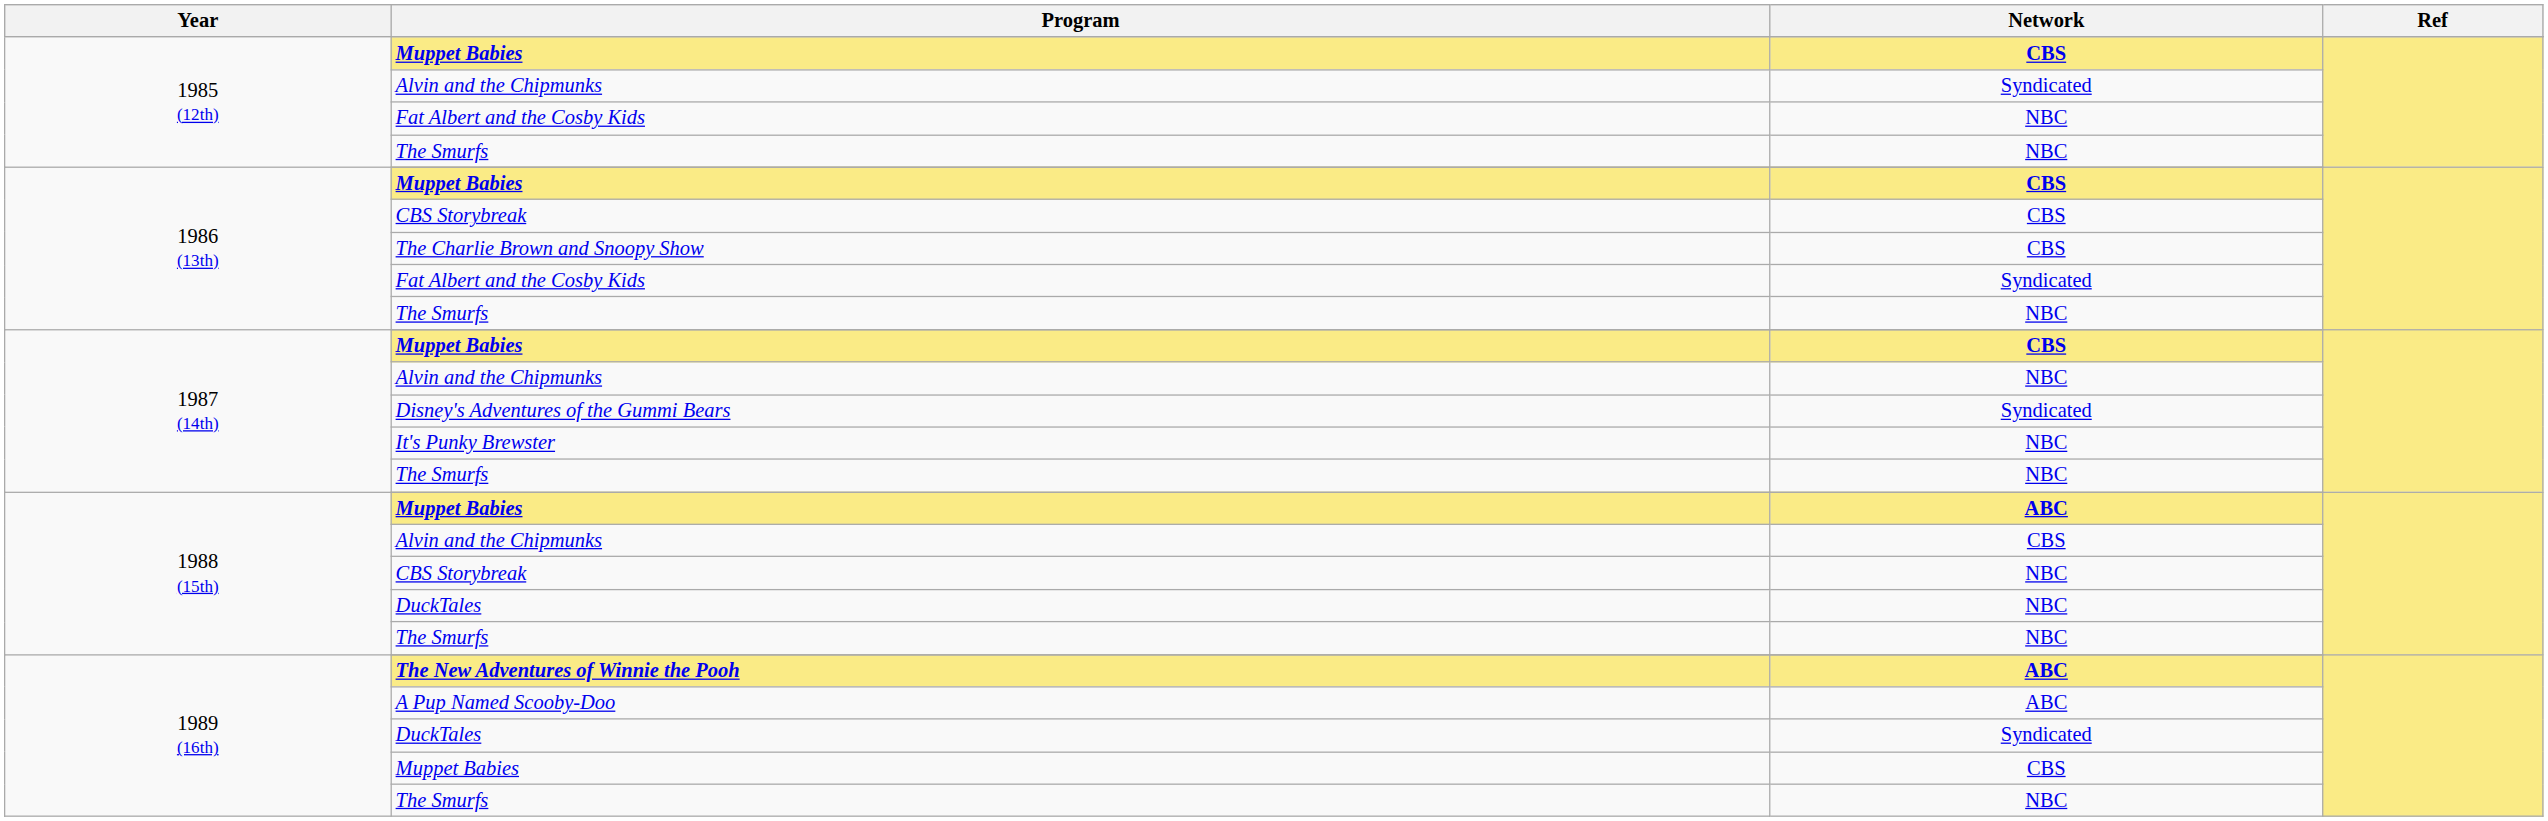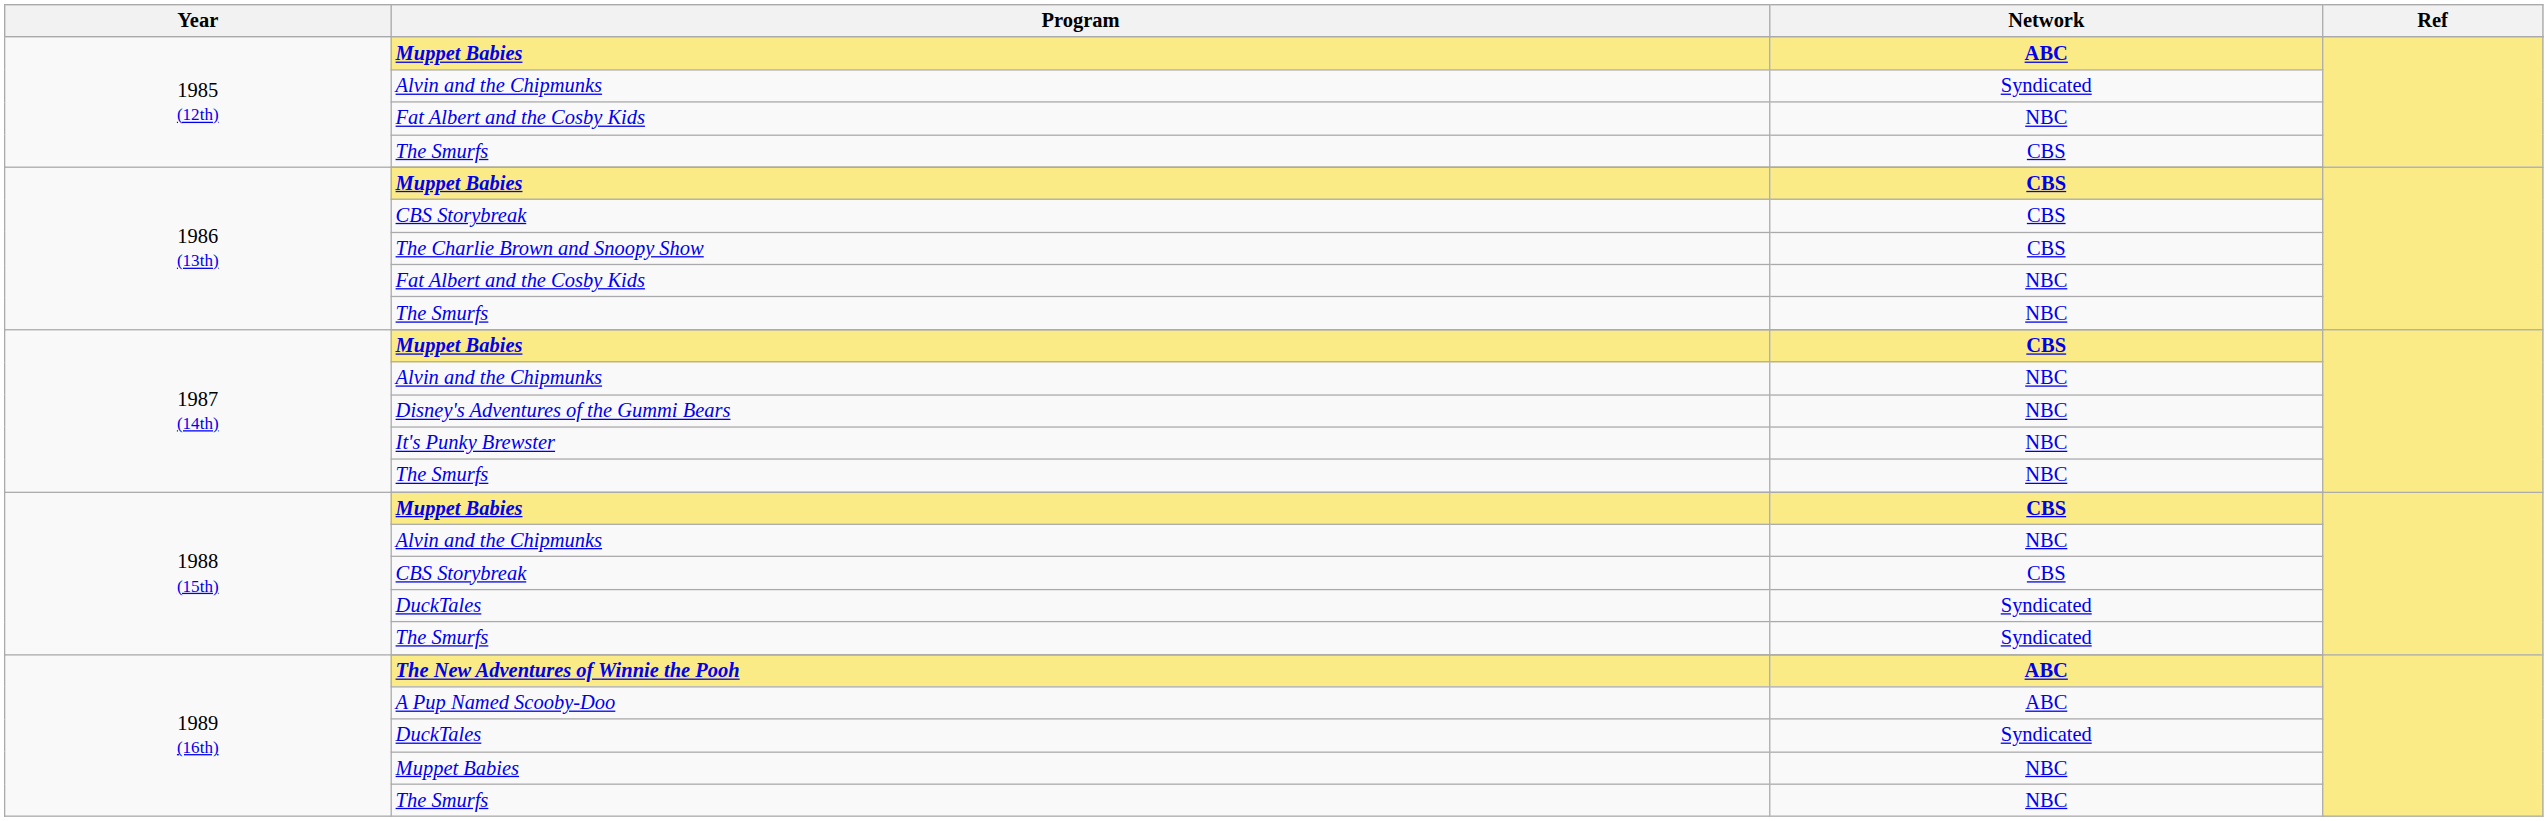(2046, 53) CBS -> (2046, 53) ABC
(2046, 150) NBC -> (2046, 150) CBS
(2046, 280) Syndicated -> (2046, 280) NBC
(2046, 410) Syndicated -> (2046, 410) NBC
(2046, 507) ABC -> (2046, 507) CBS
(2046, 540) CBS -> (2046, 540) NBC
(2046, 572) NBC -> (2046, 572) CBS
(2046, 605) NBC -> (2046, 605) Syndicated
(2046, 637) NBC -> (2046, 637) Syndicated
(2046, 767) CBS -> (2046, 767) NBC
